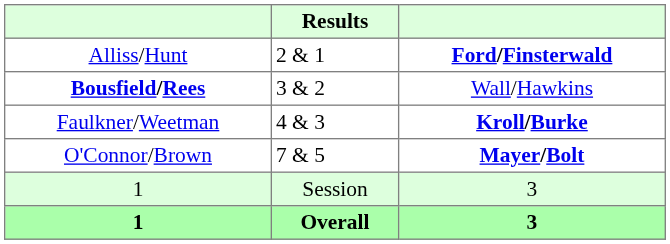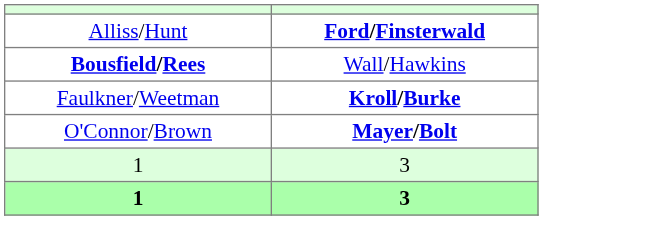- column: (335, 21)
